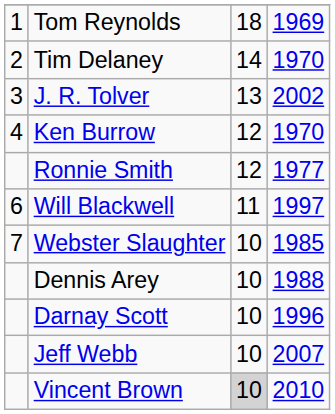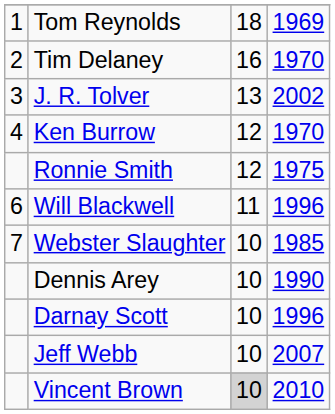(249, 59) 14 -> (249, 59) 16
(298, 170) 1977 -> (298, 170) 1975
(298, 206) 1997 -> (298, 206) 1996
(298, 280) 1988 -> (298, 280) 1990
